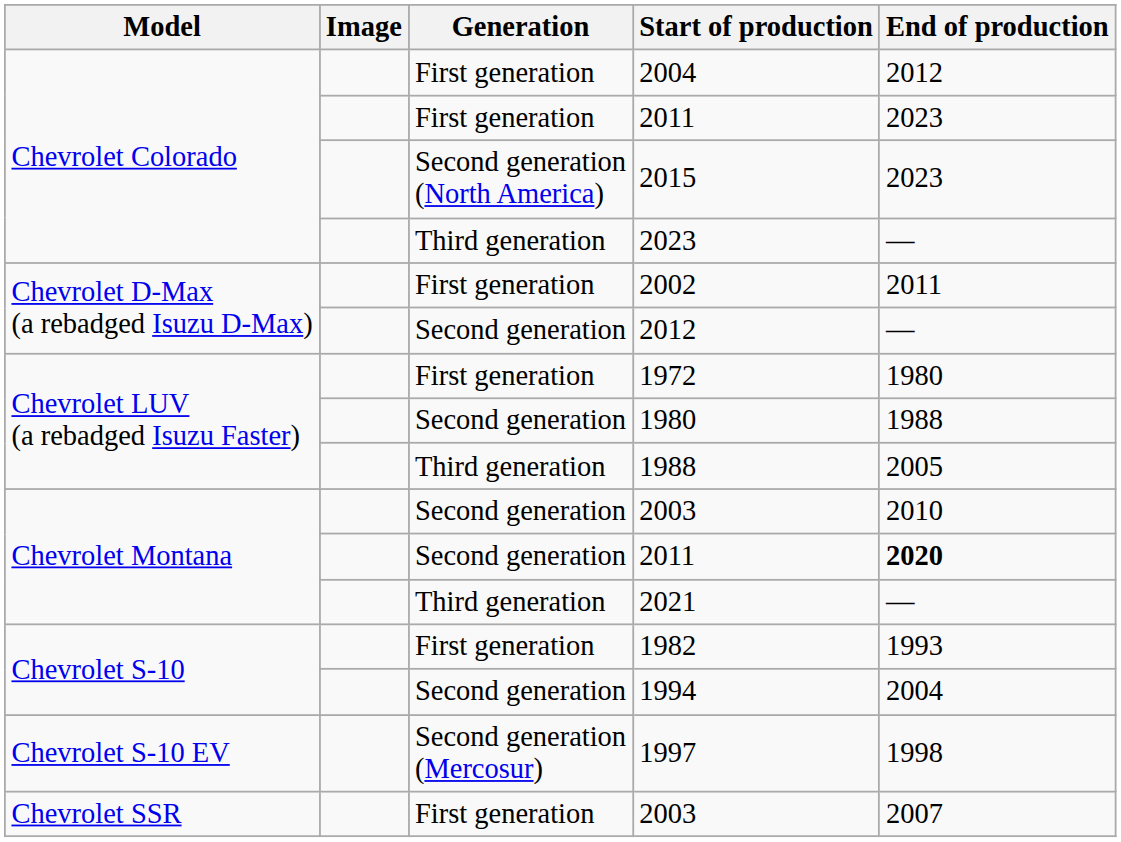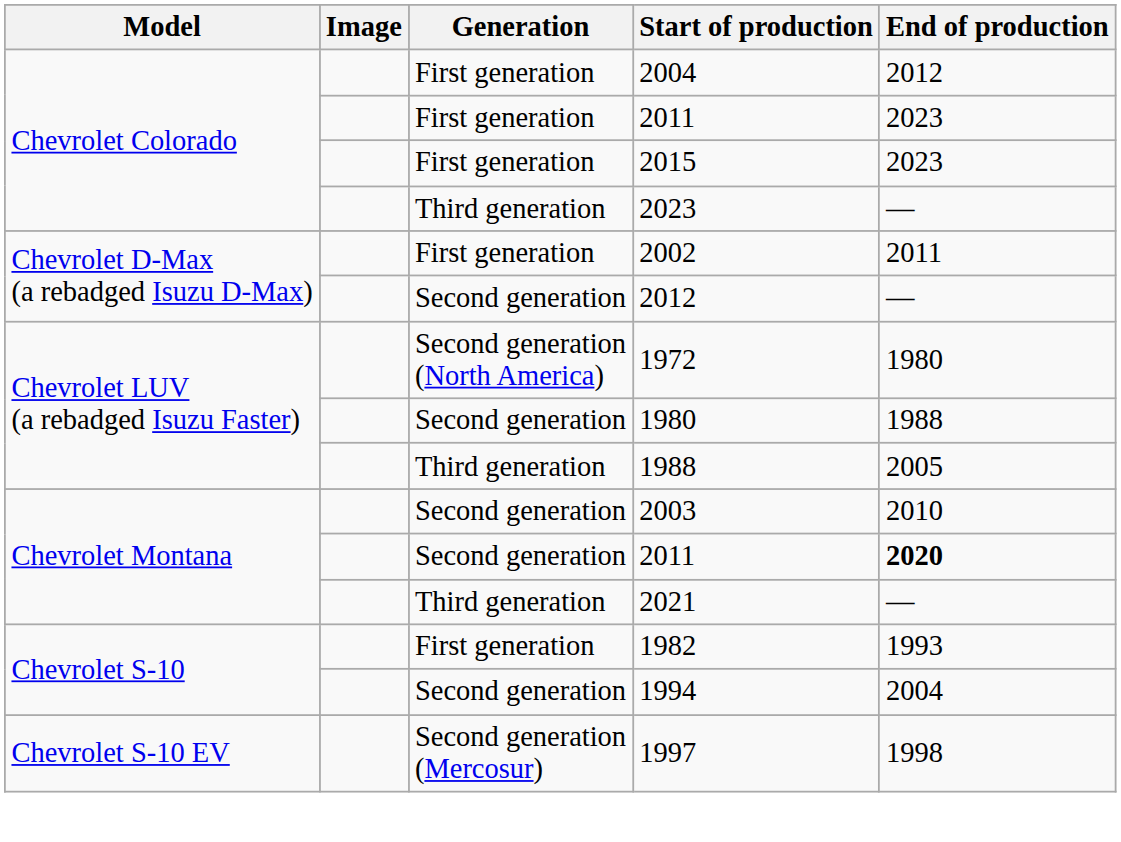(521, 178) Second generation (North America) -> (505, 162) First generation
(505, 375) First generation -> (521, 359) Second generation (North America)
- row: (97, 813)
